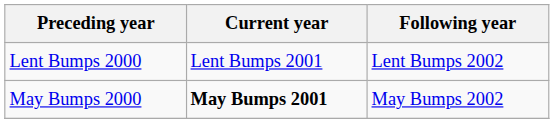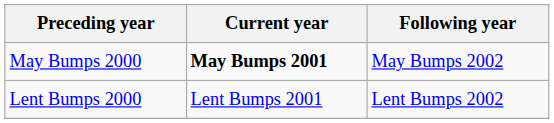rows swapped: (76, 99) <-> (76, 61)
